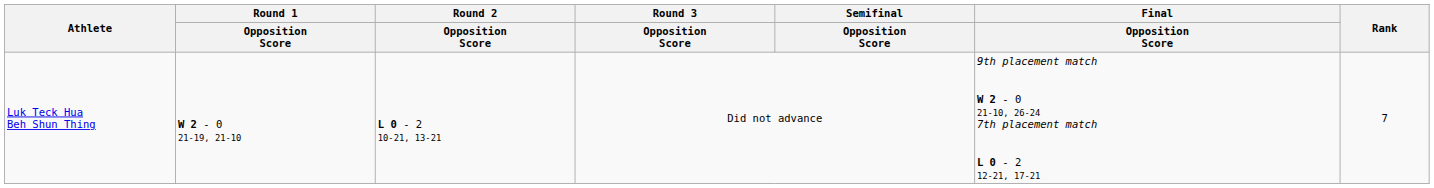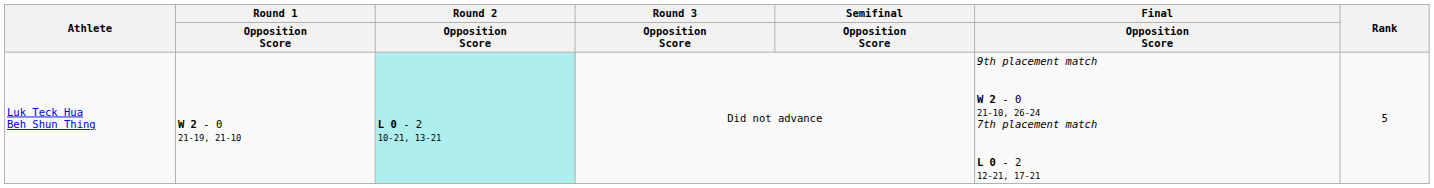(409, 130) no background -> (409, 130) paleturquoise background
(1385, 118) 7 -> (1385, 118) 5
